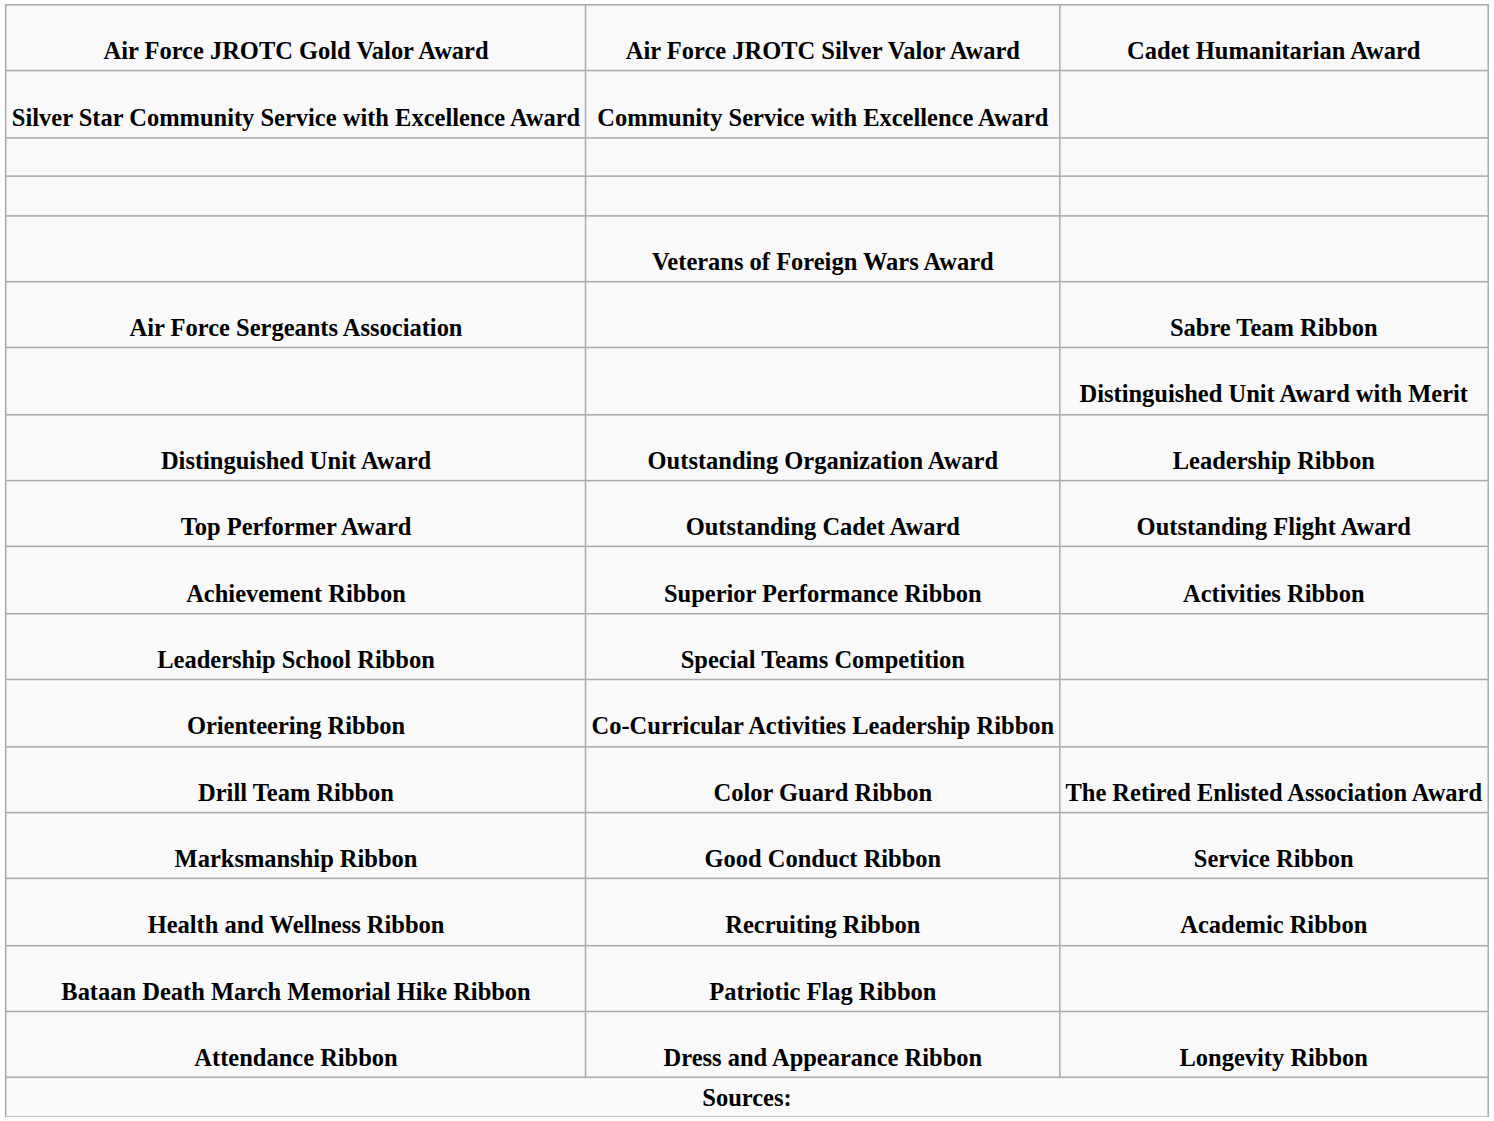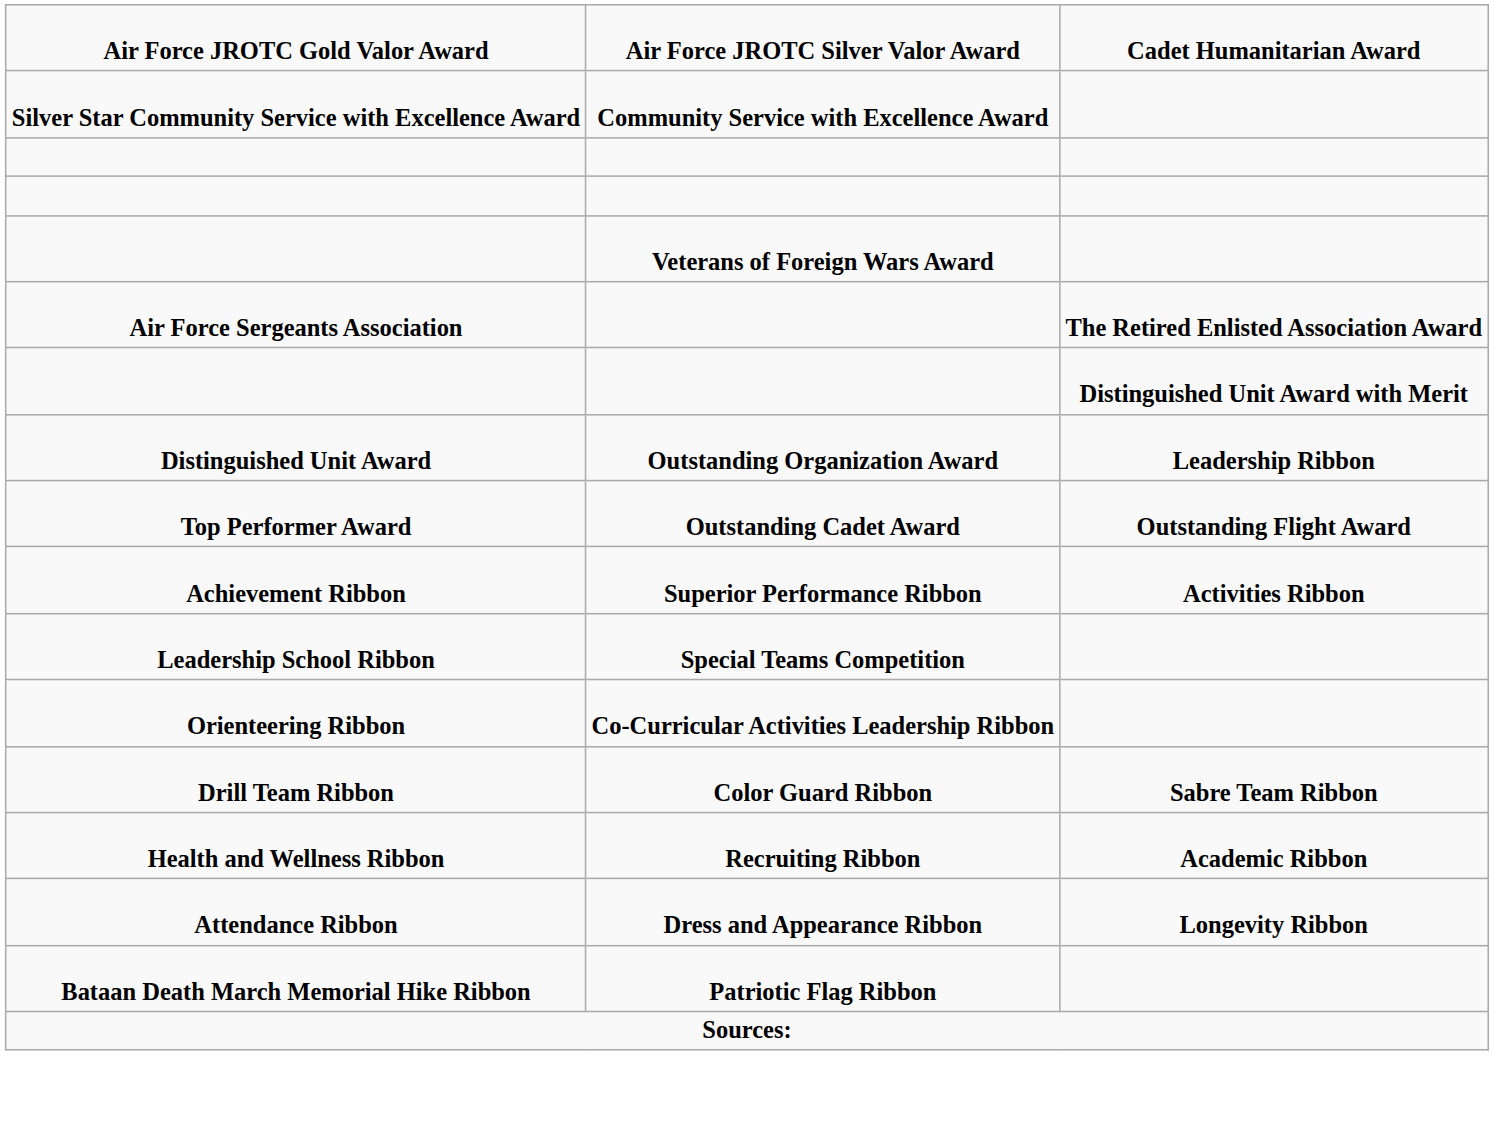(1274, 328) Sabre Team Ribbon -> (1274, 328) The Retired Enlisted Association Award
(1274, 792) The Retired Enlisted Association Award -> (1274, 792) Sabre Team Ribbon
- row: (296, 859)
rows swapped: (296, 1058) <-> (296, 991)
